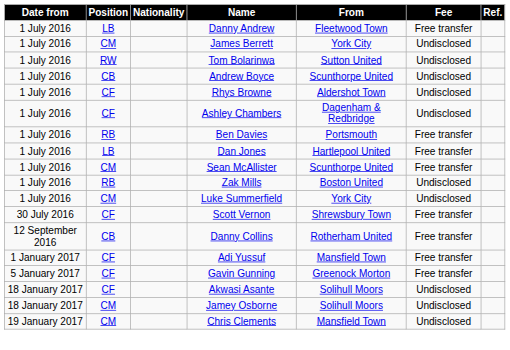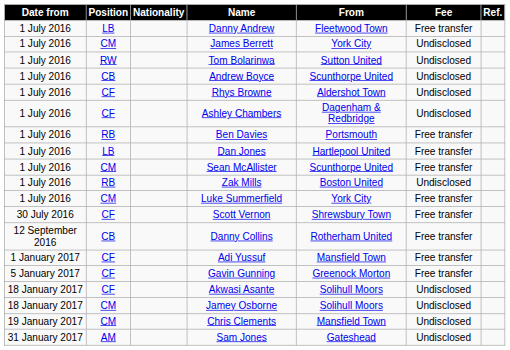(444, 199) Undisclosed -> (444, 199) Free transfer
+ row: (242, 338)
